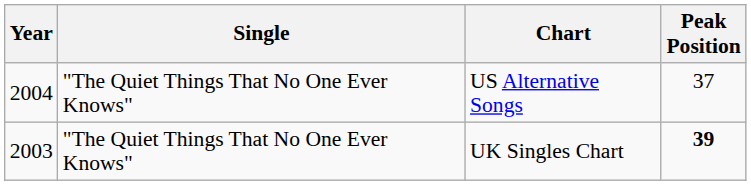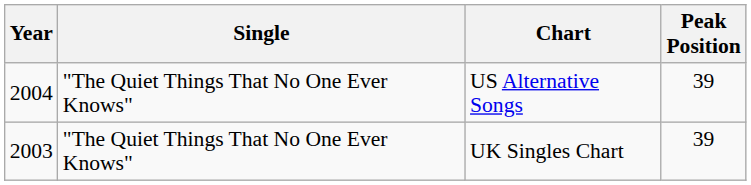(704, 80) 37 -> (704, 80) 39
(704, 138) bold -> (704, 138) normal
